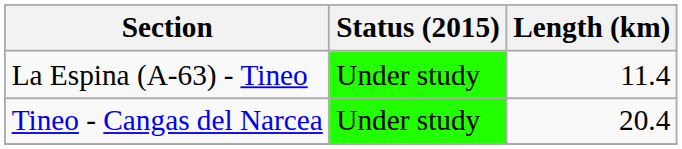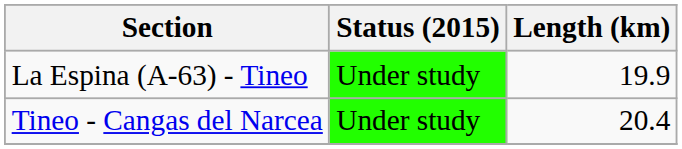(645, 74) 11.4 -> (645, 74) 19.9
